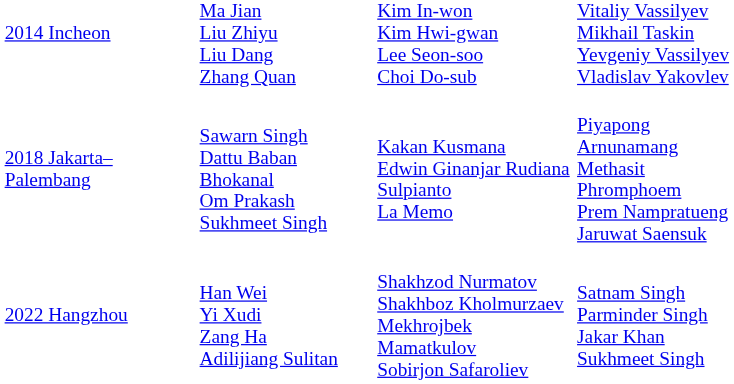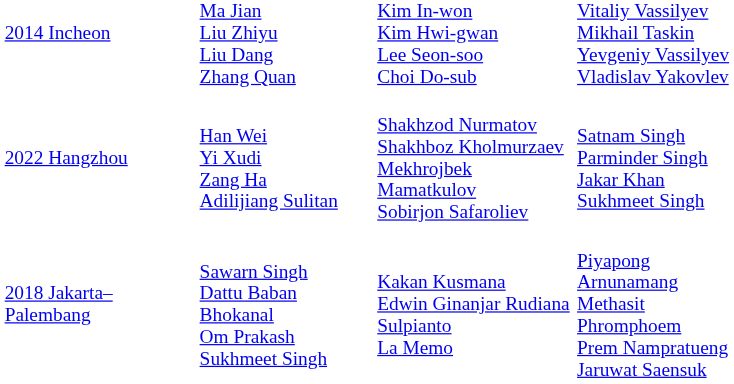rows swapped: (59, 168) <-> (66, 314)
